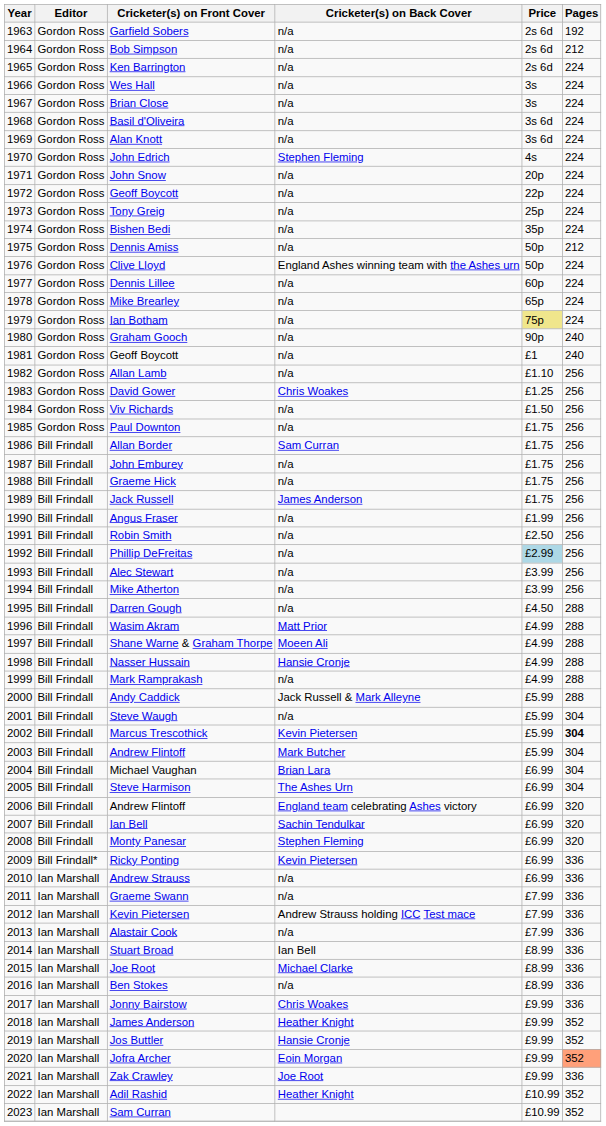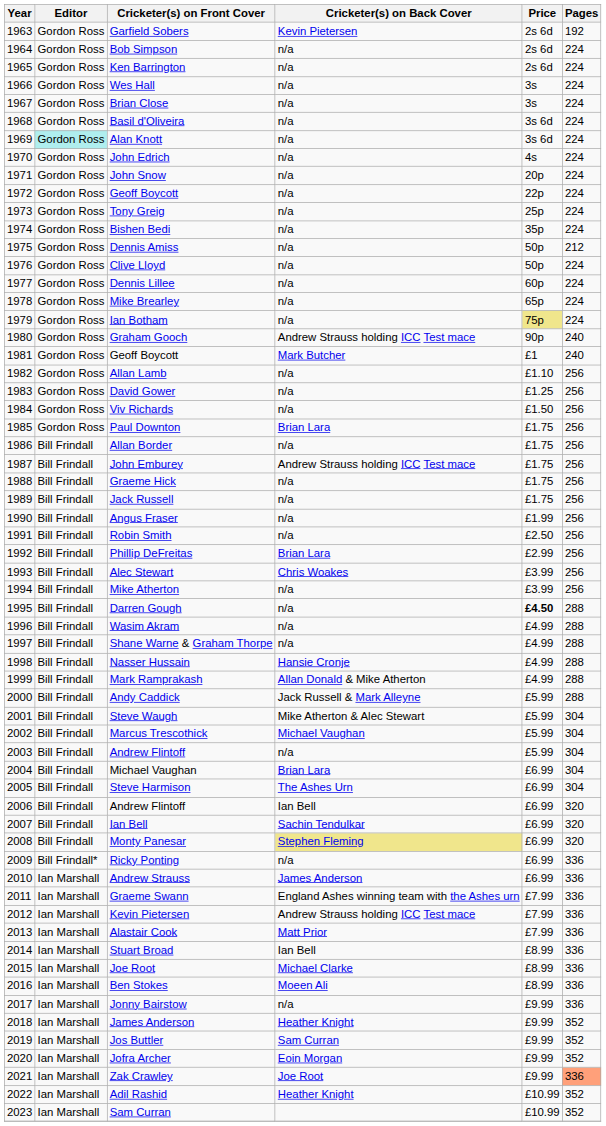(286, 31) n/a -> (318, 31) Kevin Pietersen
(574, 49) 212 -> (574, 49) 224
(71, 139) no background -> (71, 139) paleturquoise background
(321, 157) Stephen Fleming -> (286, 157) n/a
(399, 265) England Ashes winning team with the Ashes urn -> (286, 265) n/a
(286, 337) n/a -> (377, 337) Andrew Strauss holding ICC Test mace
(286, 355) n/a -> (312, 355) Mark Butcher
(313, 391) Chris Woakes -> (286, 391) n/a
(286, 427) n/a -> (304, 427) Brian Lara
(308, 445) Sam Curran -> (286, 445) n/a
(286, 463) n/a -> (377, 463) Andrew Strauss holding ICC Test mace
(320, 499) James Anderson -> (286, 499) n/a
(286, 553) n/a -> (304, 553) Brian Lara
(539, 553) lightblue background -> (539, 553) no background
(286, 572) n/a -> (313, 572) Chris Woakes
(539, 608) normal -> (539, 608) bold
(302, 626) Matt Prior -> (286, 626) n/a
(303, 644) Moeen Ali -> (286, 644) n/a
(286, 680) n/a -> (352, 680) Allan Donald & Mike Atherton
(286, 716) n/a -> (351, 716) Mike Atherton & Alec Stewart
(318, 734) Kevin Pietersen -> (321, 734) Michael Vaughan
(574, 734) bold -> (574, 734) normal
(312, 752) Mark Butcher -> (286, 752) n/a
(377, 806) England team celebrating Ashes victory -> (297, 806) Ian Bell
(321, 842) no background -> (321, 842) khaki background
(318, 860) Kevin Pietersen -> (286, 860) n/a
(286, 878) n/a -> (320, 878) James Anderson
(286, 896) n/a -> (399, 896) England Ashes winning team with the Ashes urn
(286, 932) n/a -> (302, 932) Matt Prior
(286, 986) n/a -> (303, 986) Moeen Ali
(313, 1004) Chris Woakes -> (286, 1004) n/a
(314, 1040) Hansie Cronje -> (308, 1040) Sam Curran
(574, 1058) lightsalmon background -> (574, 1058) no background
(574, 1076) no background -> (574, 1076) lightsalmon background
